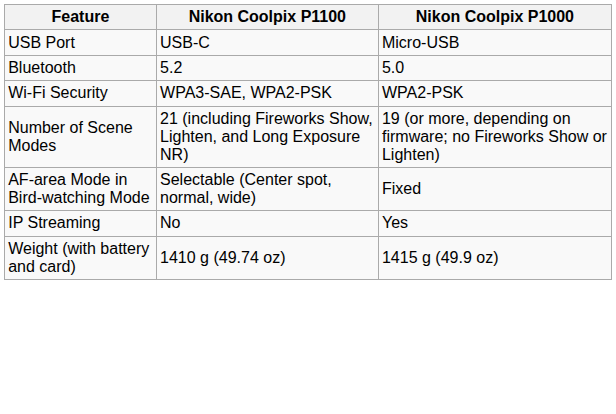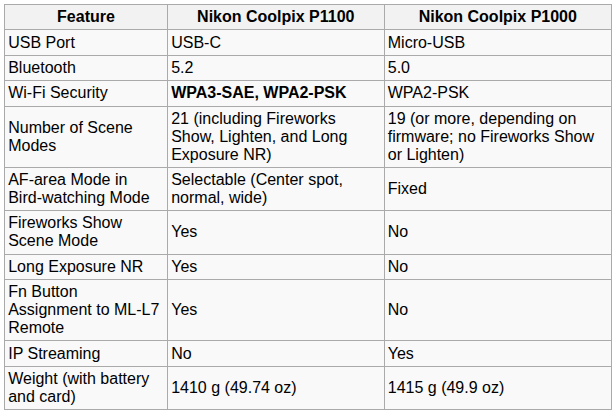(246, 93) normal -> (259, 93) bold
+ row: (65, 232)
+ row: (76, 266)
+ row: (84, 310)
